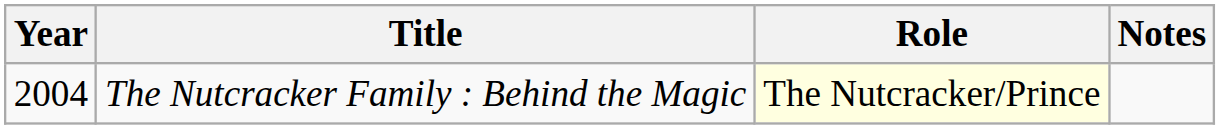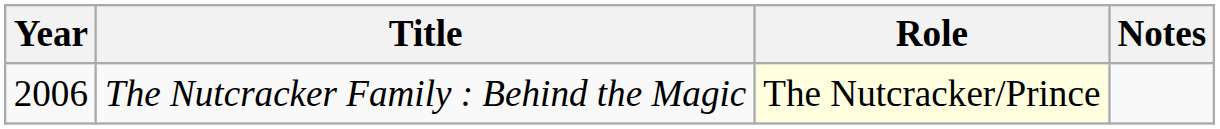(51, 92) 2004 -> (51, 92) 2006
